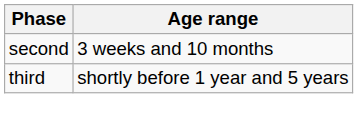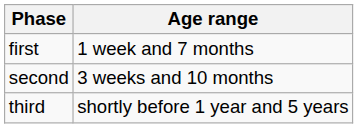+ row: (24, 48)
